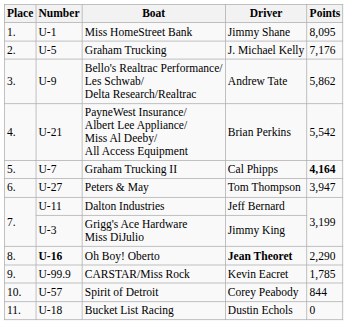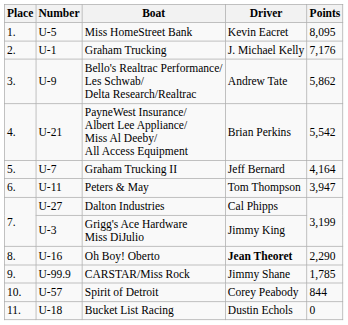(48, 31) U-1 -> (48, 31) U-5
(259, 31) Jimmy Shane -> (258, 31) Kevin Eacret
(48, 50) U-5 -> (48, 50) U-1
(253, 169) Cal Phipps -> (256, 169) Jeff Bernard
(323, 169) bold -> (323, 169) normal
(50, 188) U-27 -> (50, 188) U-11
(50, 206) U-11 -> (50, 206) U-27
(256, 206) Jeff Bernard -> (253, 206) Cal Phipps
(50, 255) bold -> (50, 255) normal
(258, 274) Kevin Eacret -> (259, 274) Jimmy Shane
